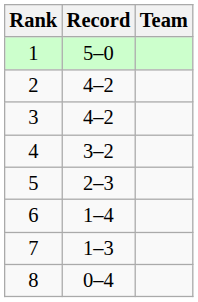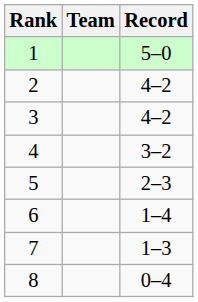columns swapped: (164, 20) <-> (98, 20)
